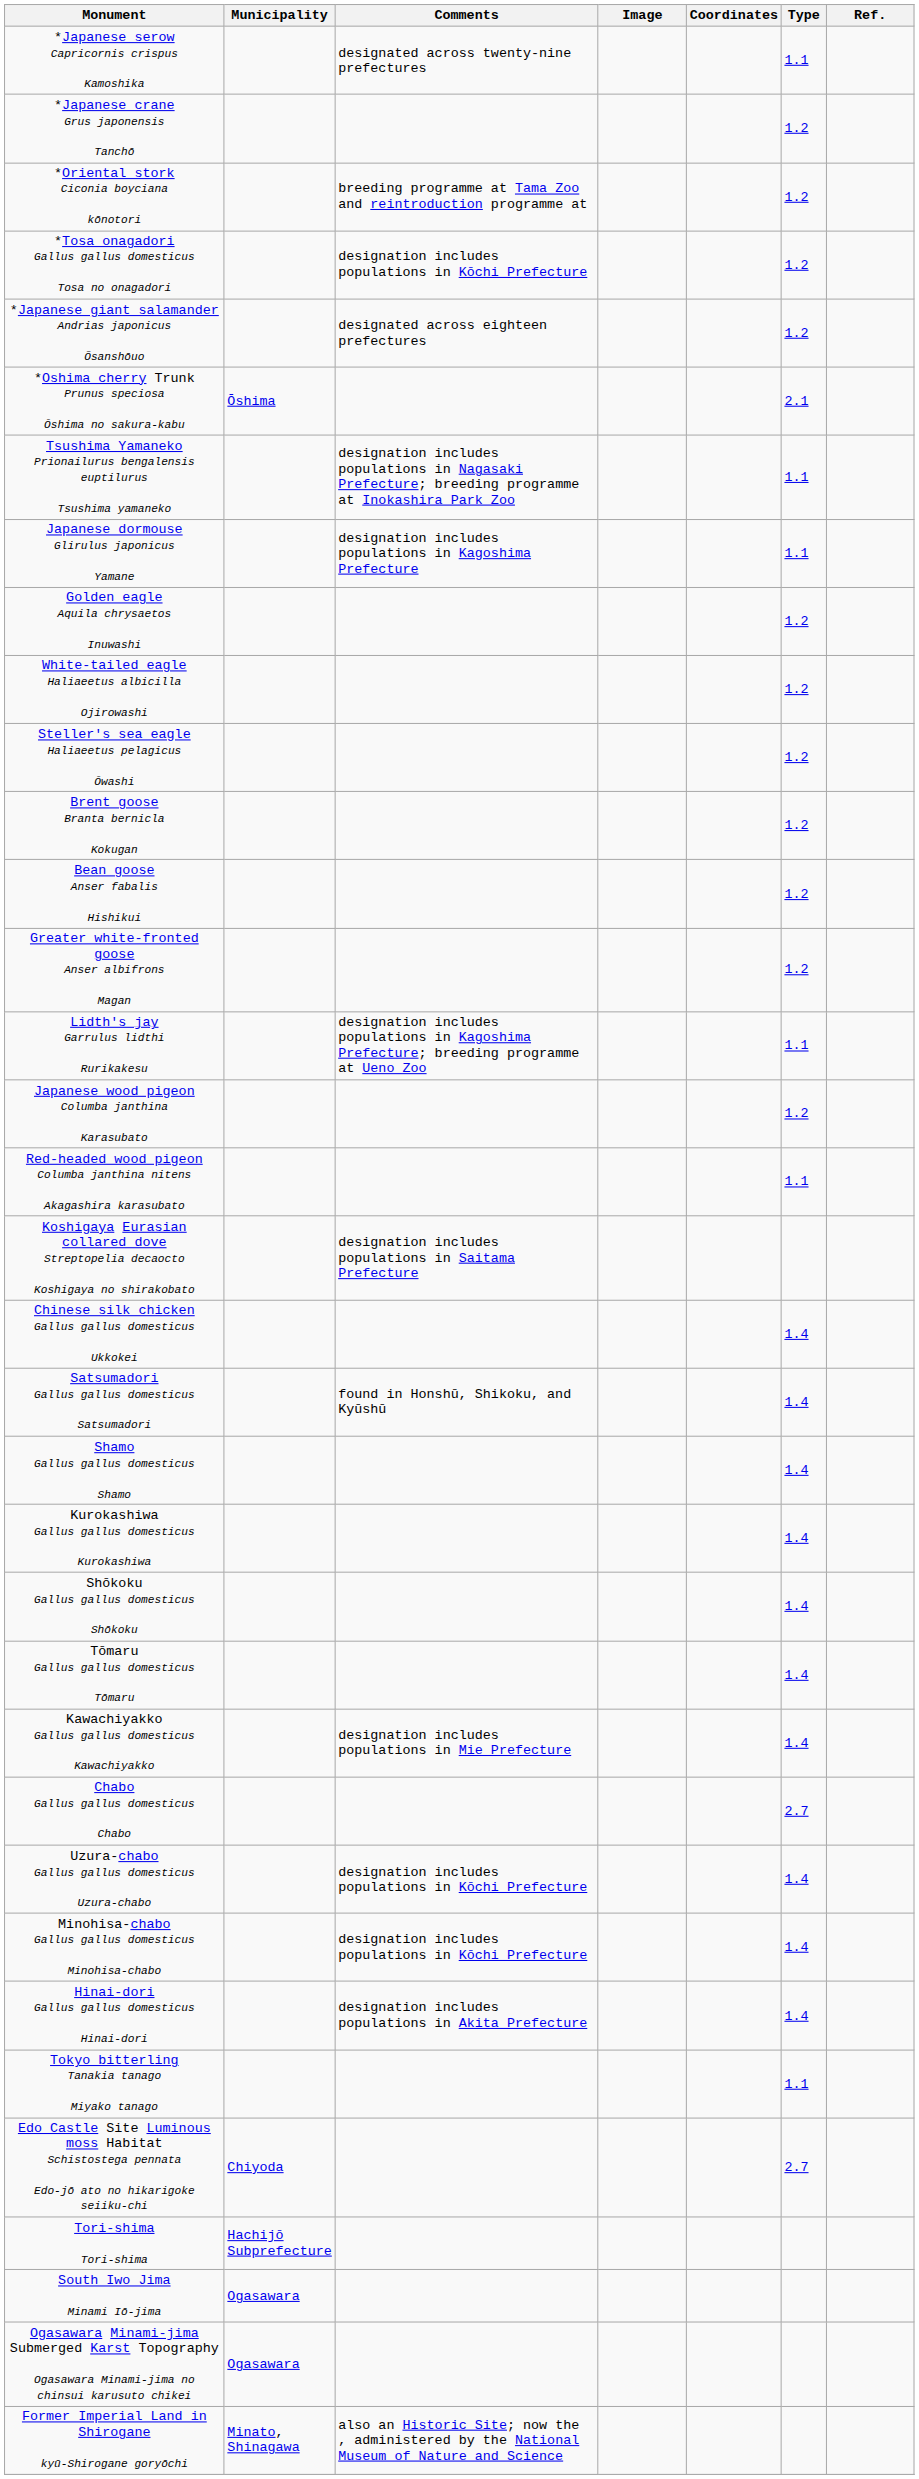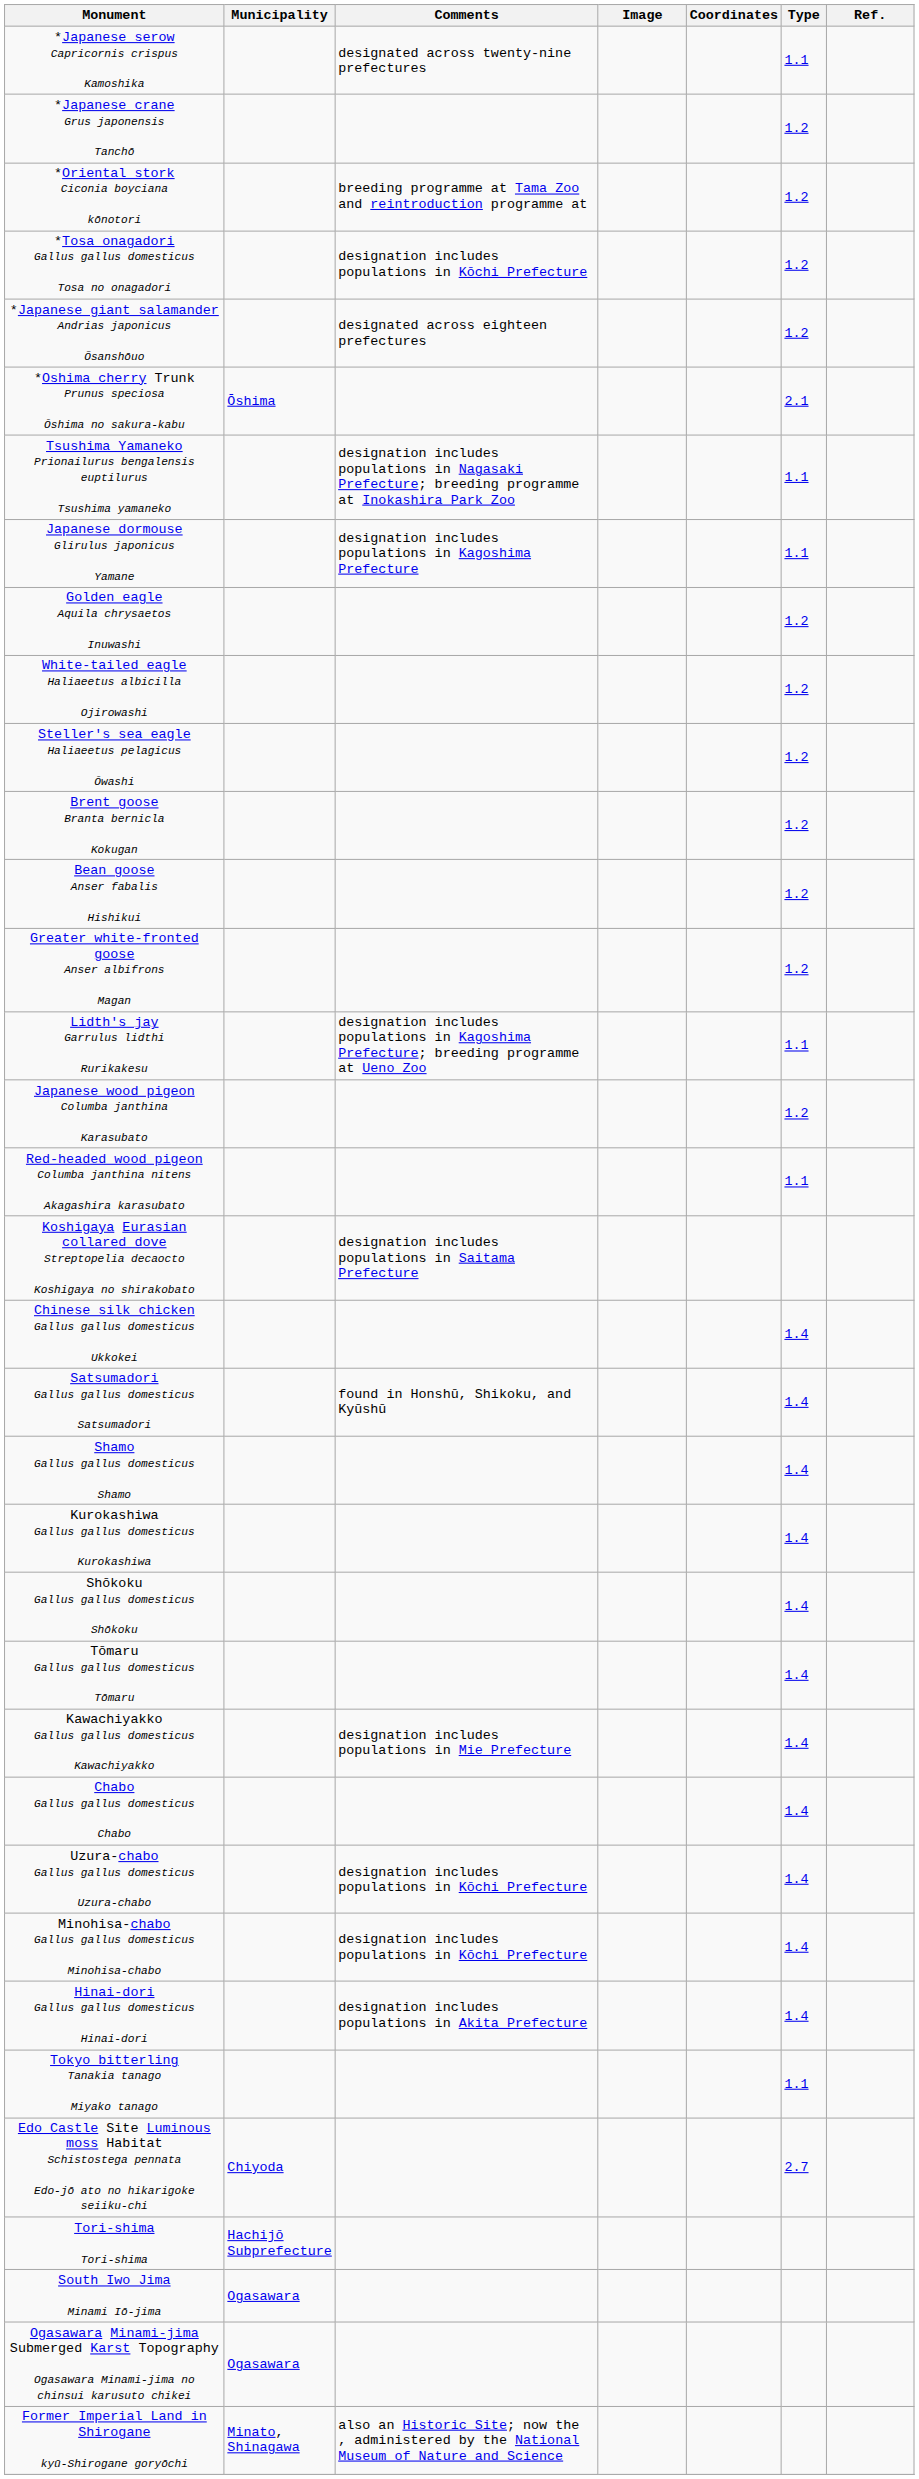(796, 1811) 2.7 -> (796, 1811) 1.4
